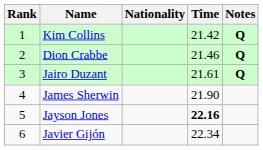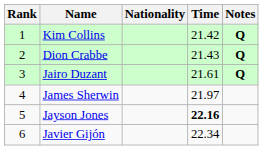(205, 54) 21.46 -> (205, 54) 21.43
(205, 94) 21.90 -> (205, 94) 21.97
